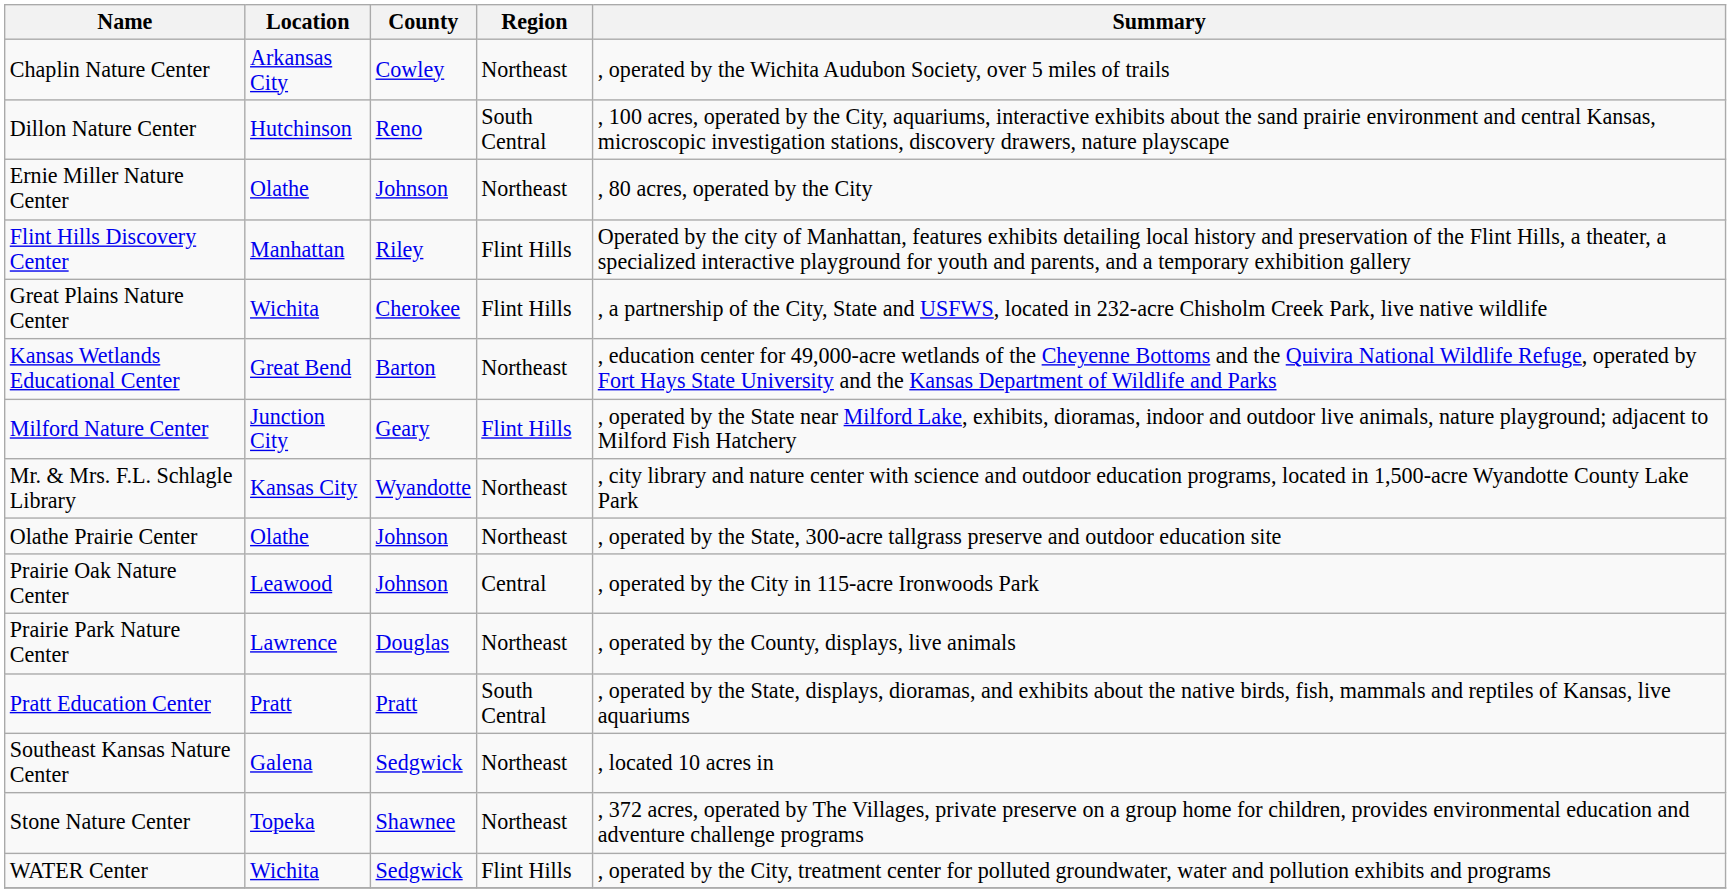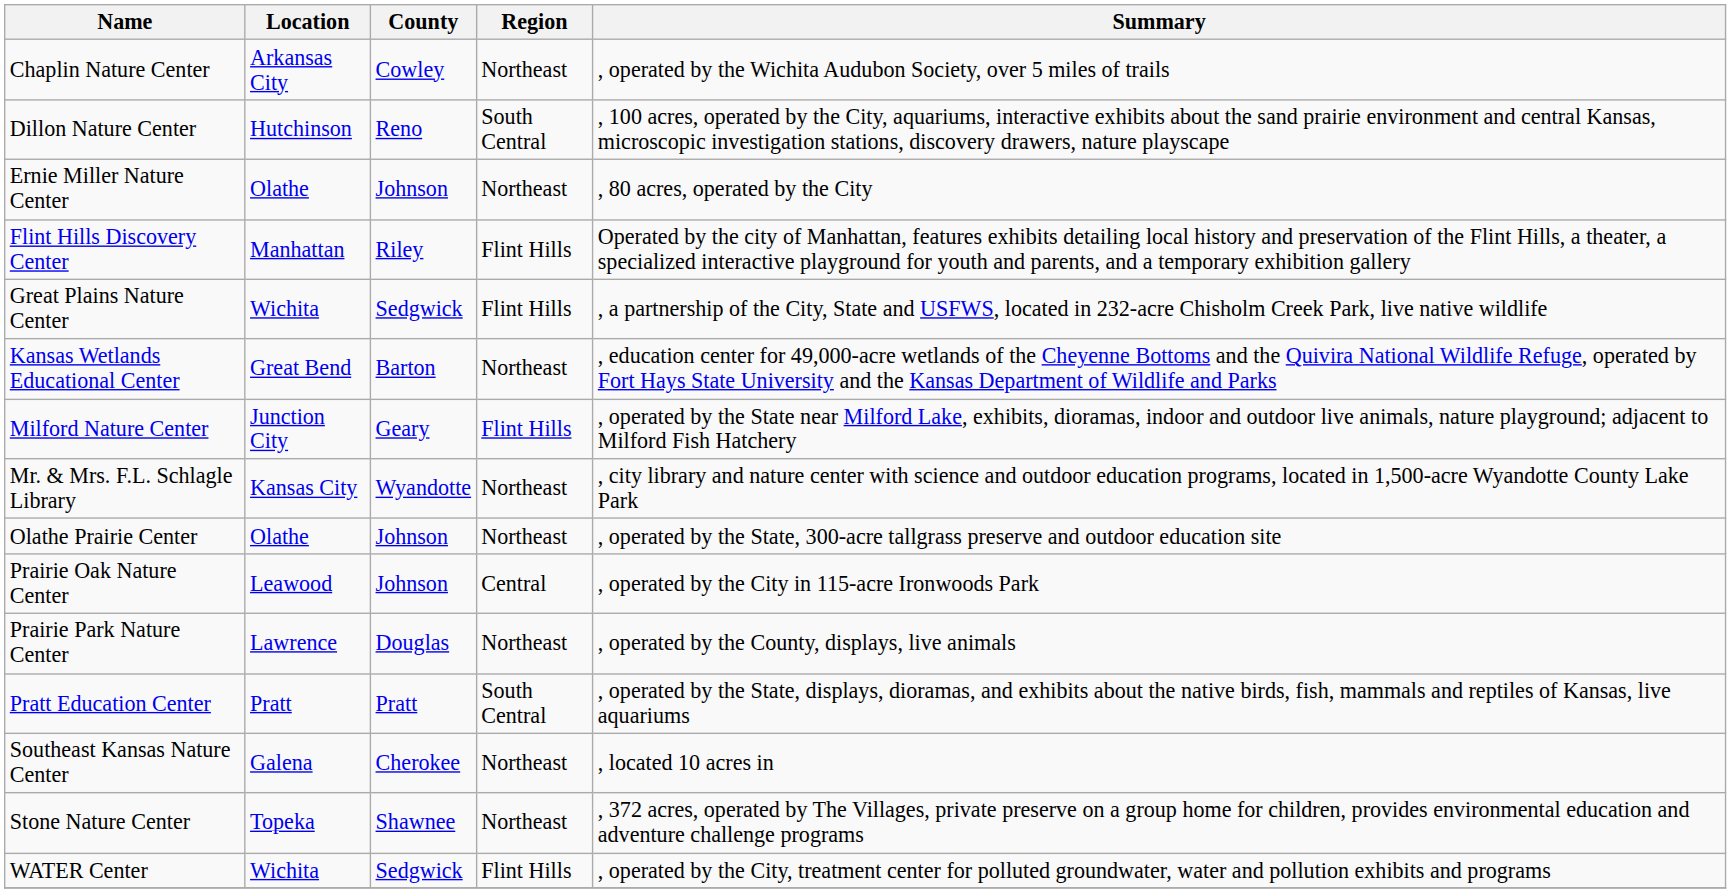(418, 308) Cherokee -> (419, 308) Sedgwick
(419, 762) Sedgwick -> (418, 762) Cherokee
